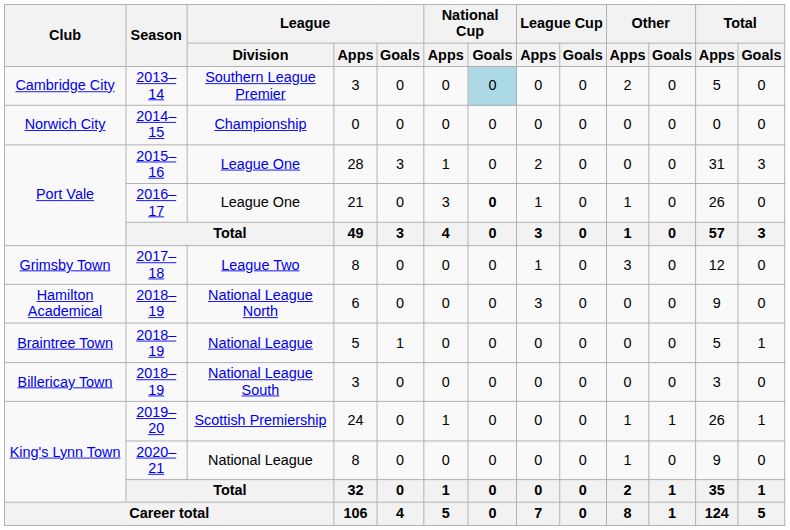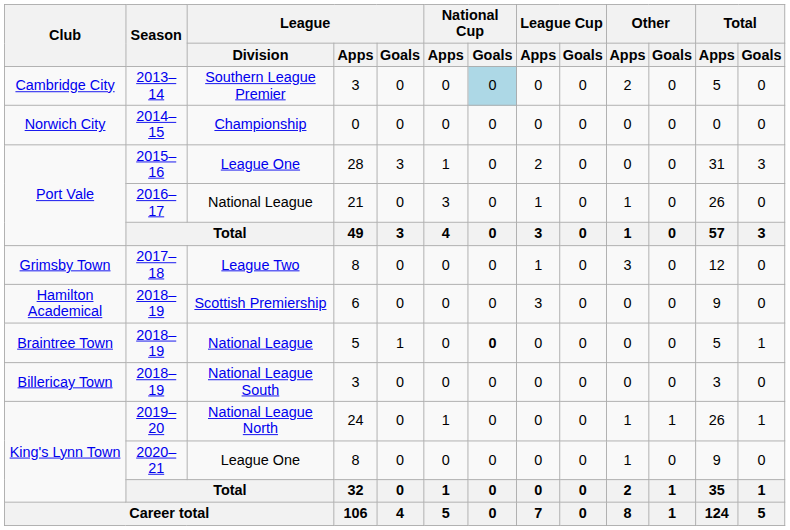(260, 203) League One -> (260, 203) National League
(492, 203) bold -> (492, 203) normal
(260, 303) National League North -> (260, 303) Scottish Premiership
(492, 342) normal -> (492, 342) bold
(260, 421) Scottish Premiership -> (260, 421) National League North
(260, 460) National League -> (260, 460) League One
